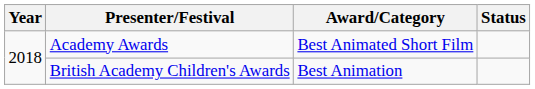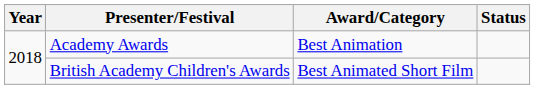(385, 44) Best Animated Short Film -> (350, 44) Best Animation
(350, 71) Best Animation -> (385, 71) Best Animated Short Film
